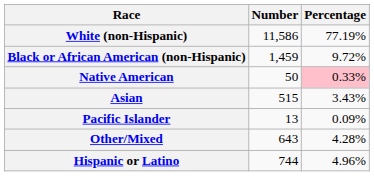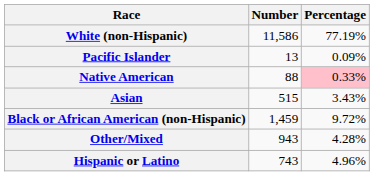rows swapped: (126, 56) <-> (126, 118)
(292, 77) 50 -> (292, 77) 88
(288, 139) 643 -> (288, 139) 943
(288, 160) 744 -> (288, 160) 743
